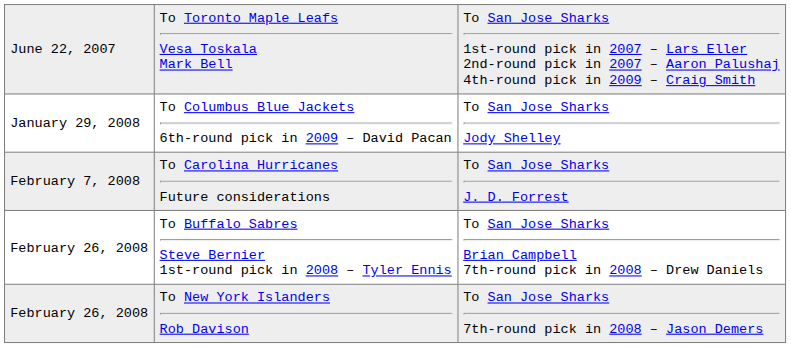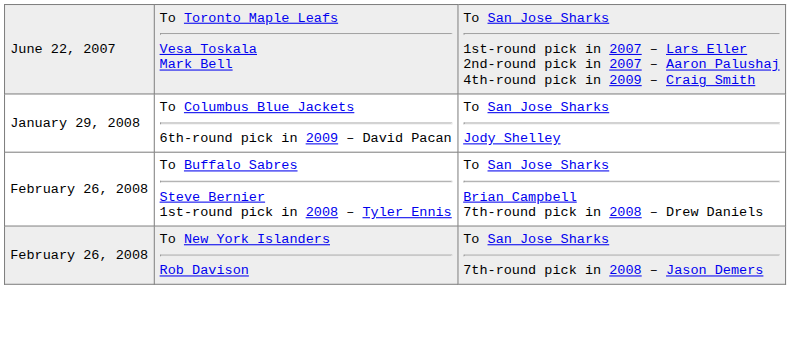- row: (306, 181)
